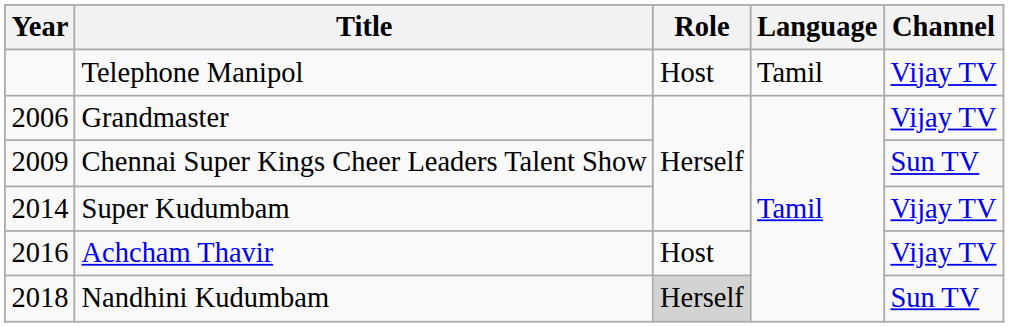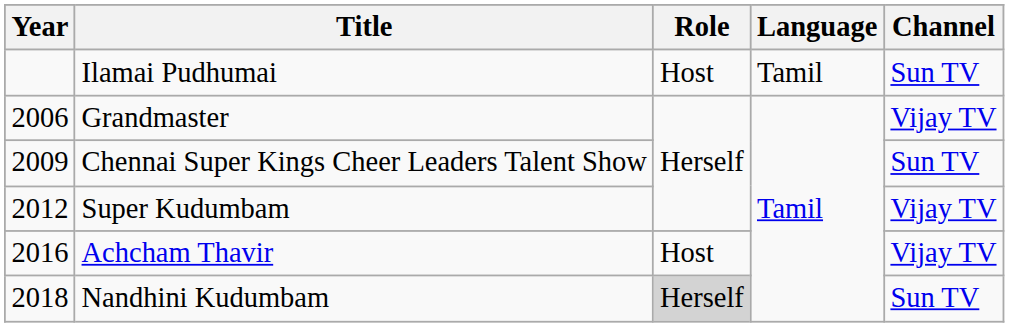+ row: (179, 72)
- row: (192, 72)
(40, 207) 2014 -> (40, 207) 2012
